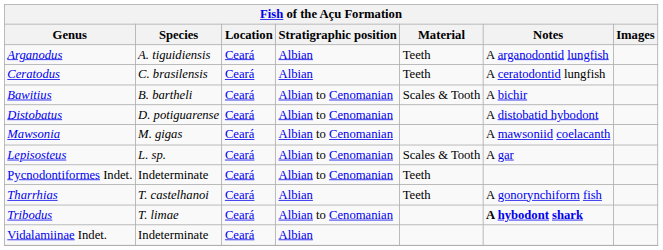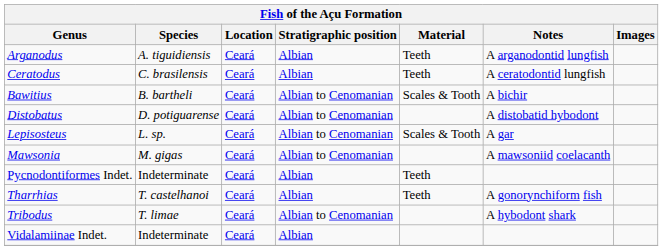rows swapped: (37, 154) <-> (34, 134)
(336, 174) Albian to Cenomanian -> (296, 174) Albian
(535, 214) bold -> (531, 214) normal
